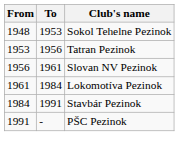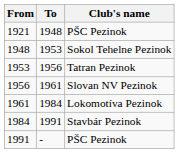+ row: (18, 31)
